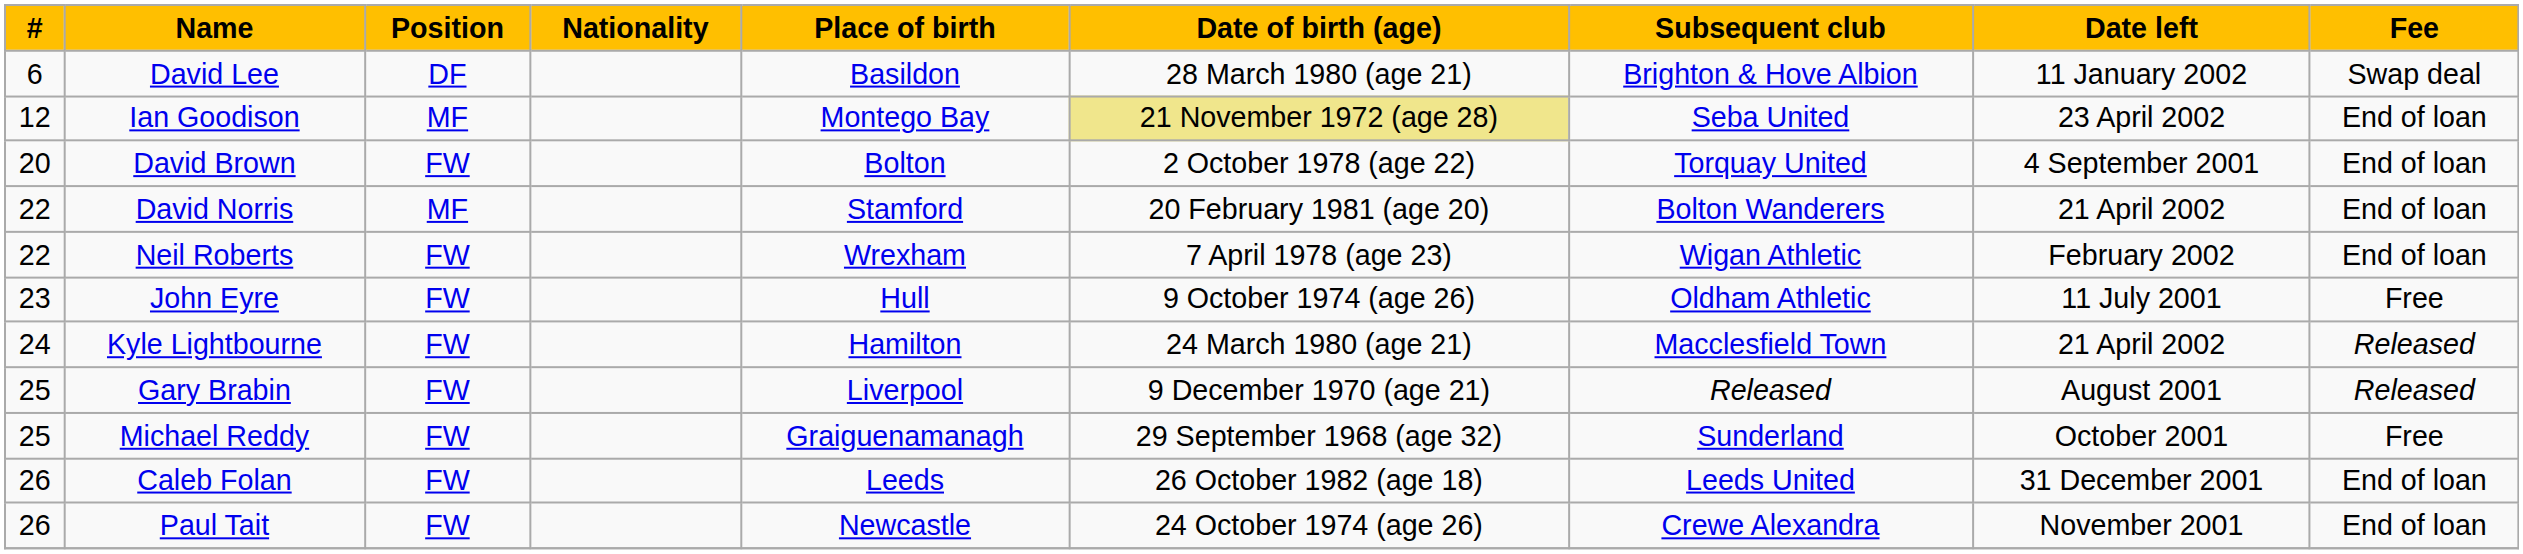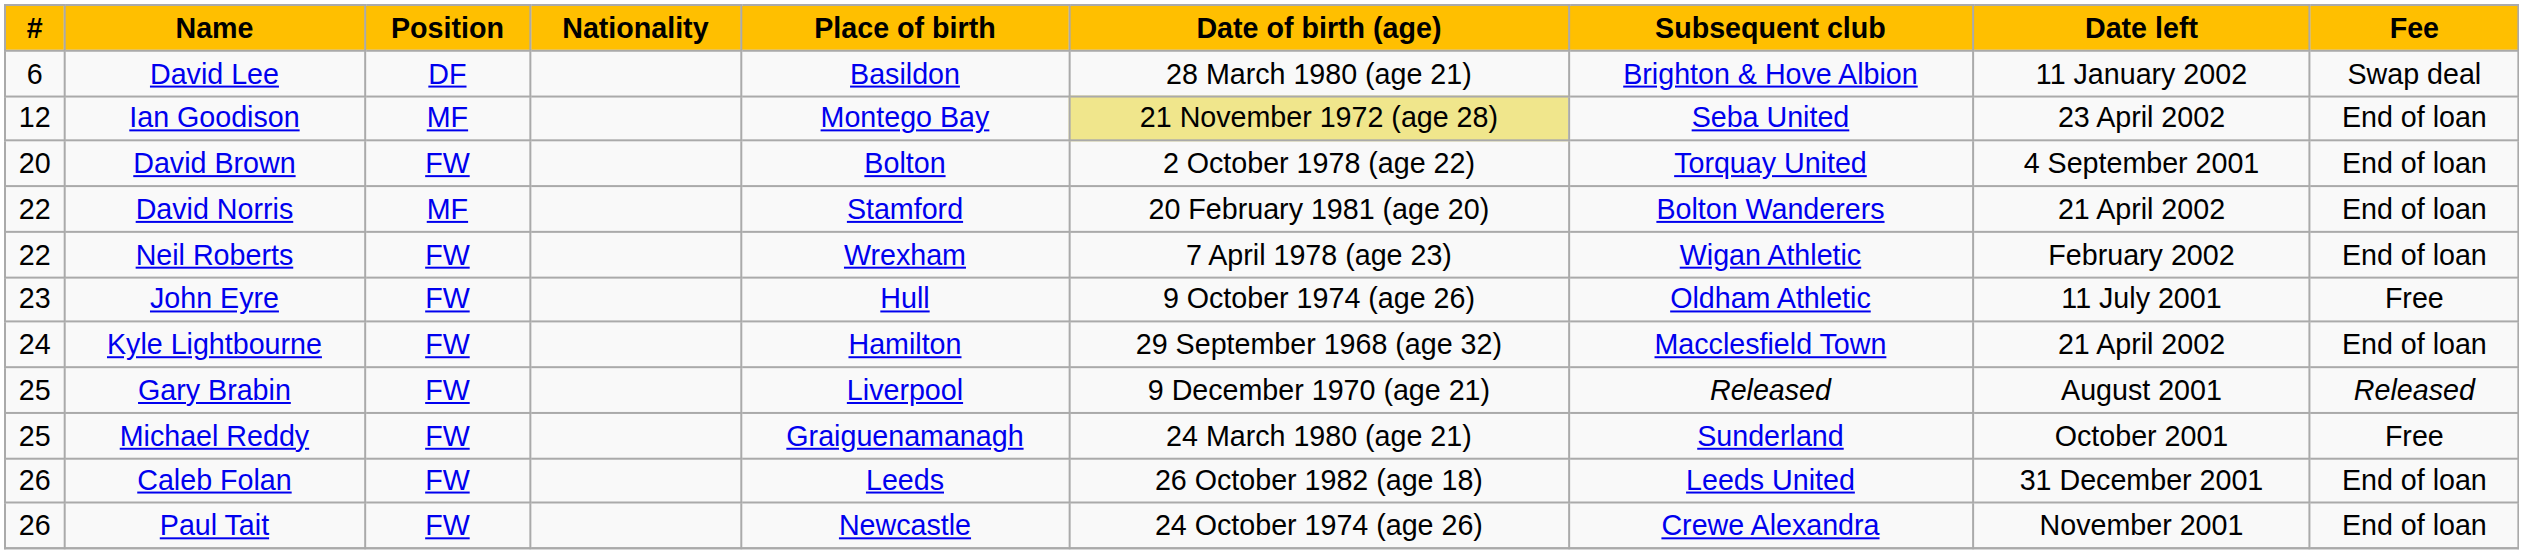(1319, 345) 24 March 1980 (age 21) -> (1319, 345) 29 September 1968 (age 32)
(2414, 345) Released -> (2414, 345) End of loan
(1319, 435) 29 September 1968 (age 32) -> (1319, 435) 24 March 1980 (age 21)
